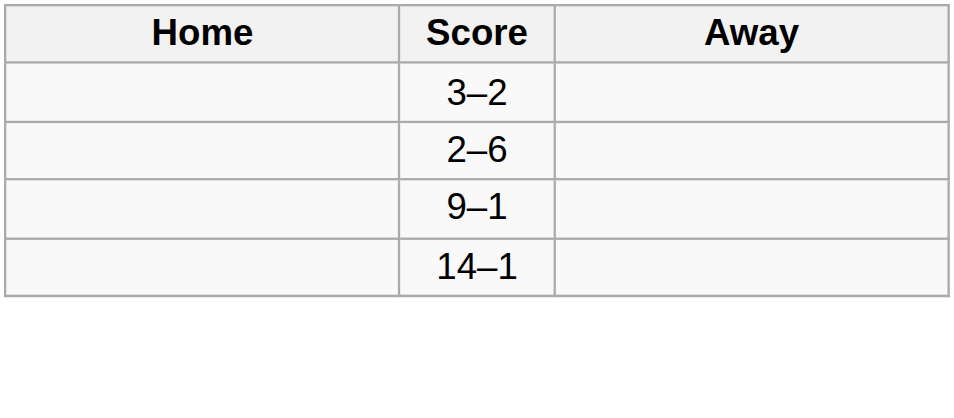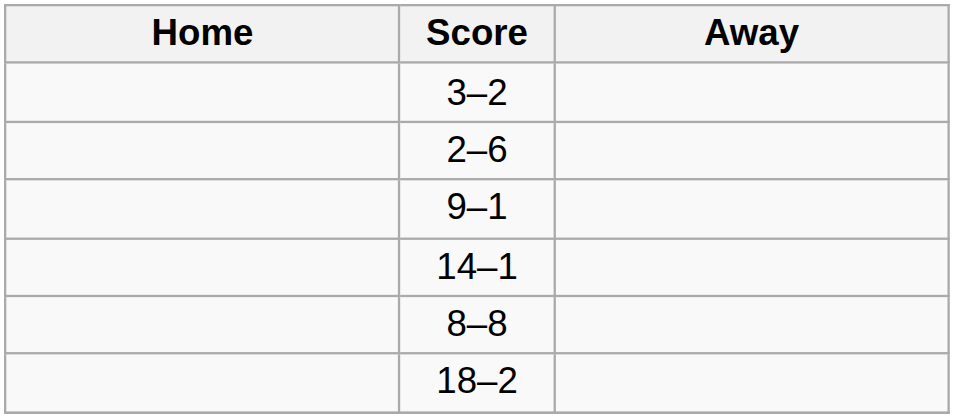+ row: (477, 324)
+ row: (477, 382)
